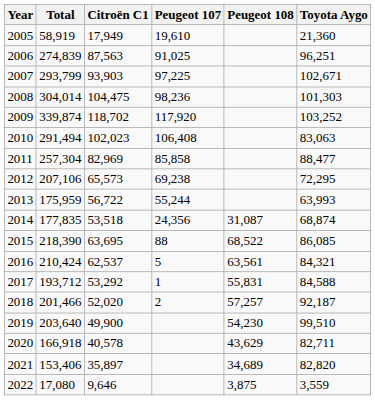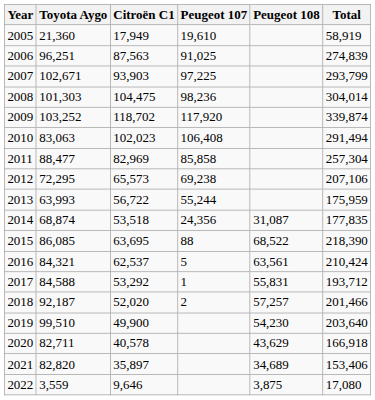columns swapped: (334, 14) <-> (60, 14)
